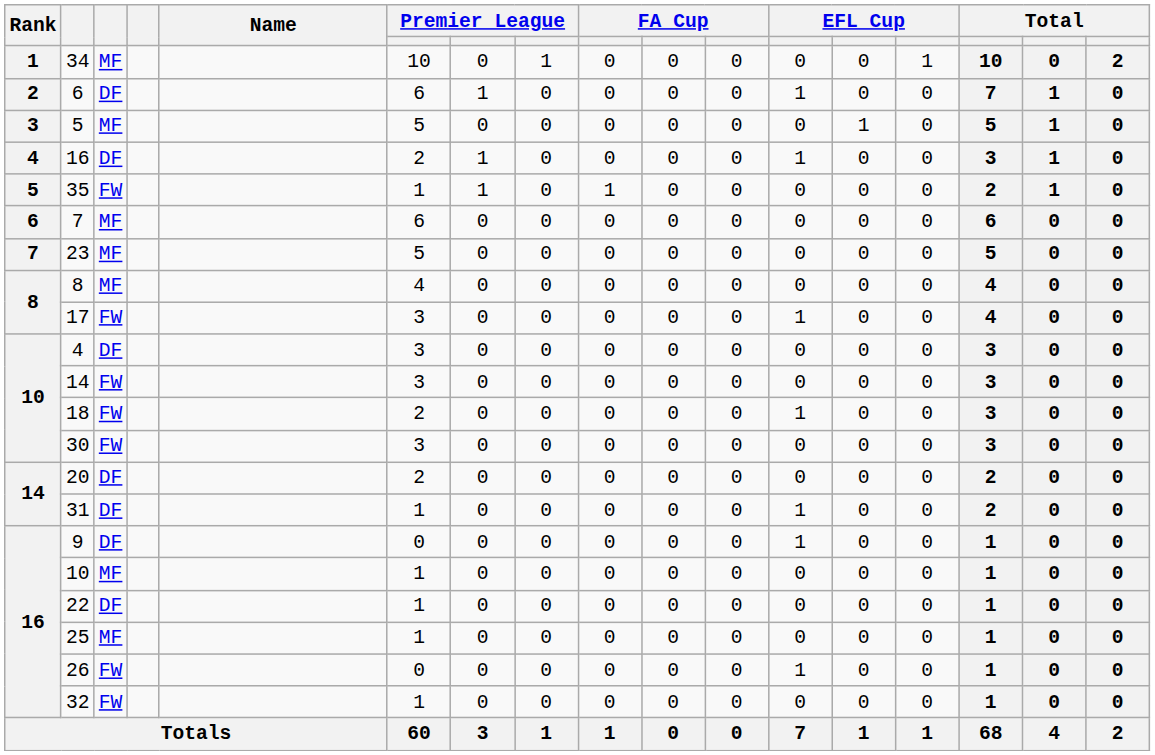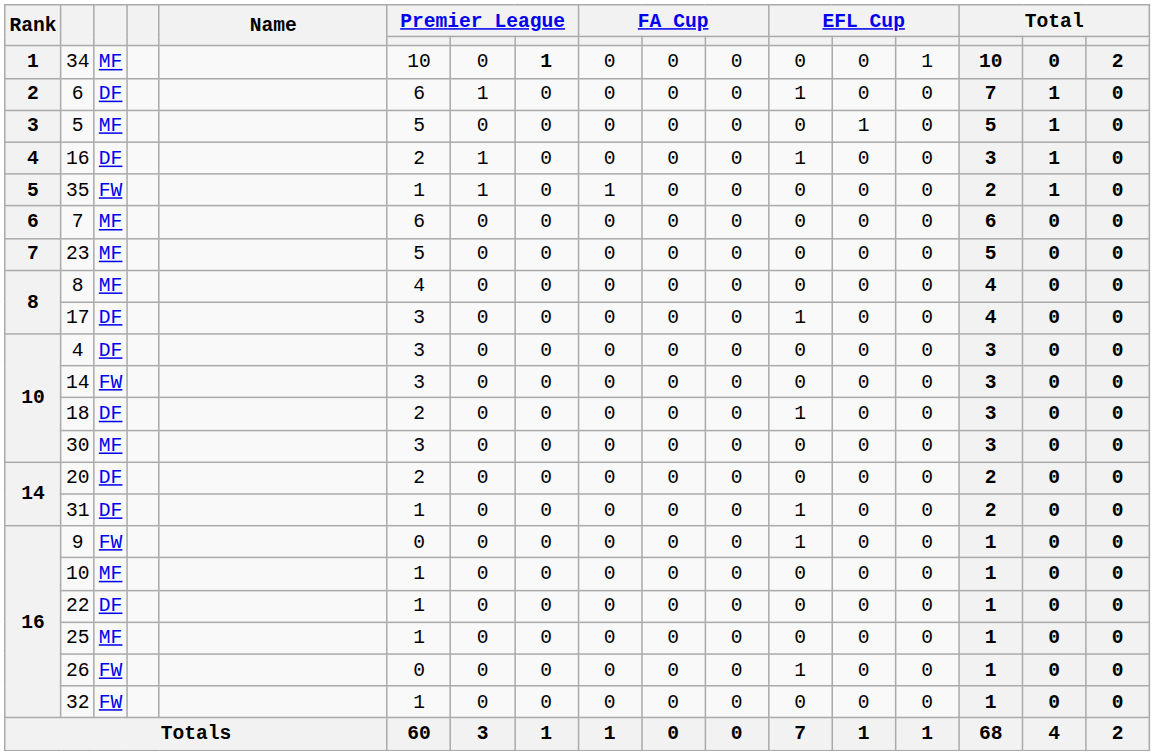(546, 62) normal -> (546, 62) bold
(111, 318) FW -> (111, 318) DF
(111, 414) FW -> (111, 414) DF
(111, 446) FW -> (111, 446) MF
(111, 542) DF -> (111, 542) FW
